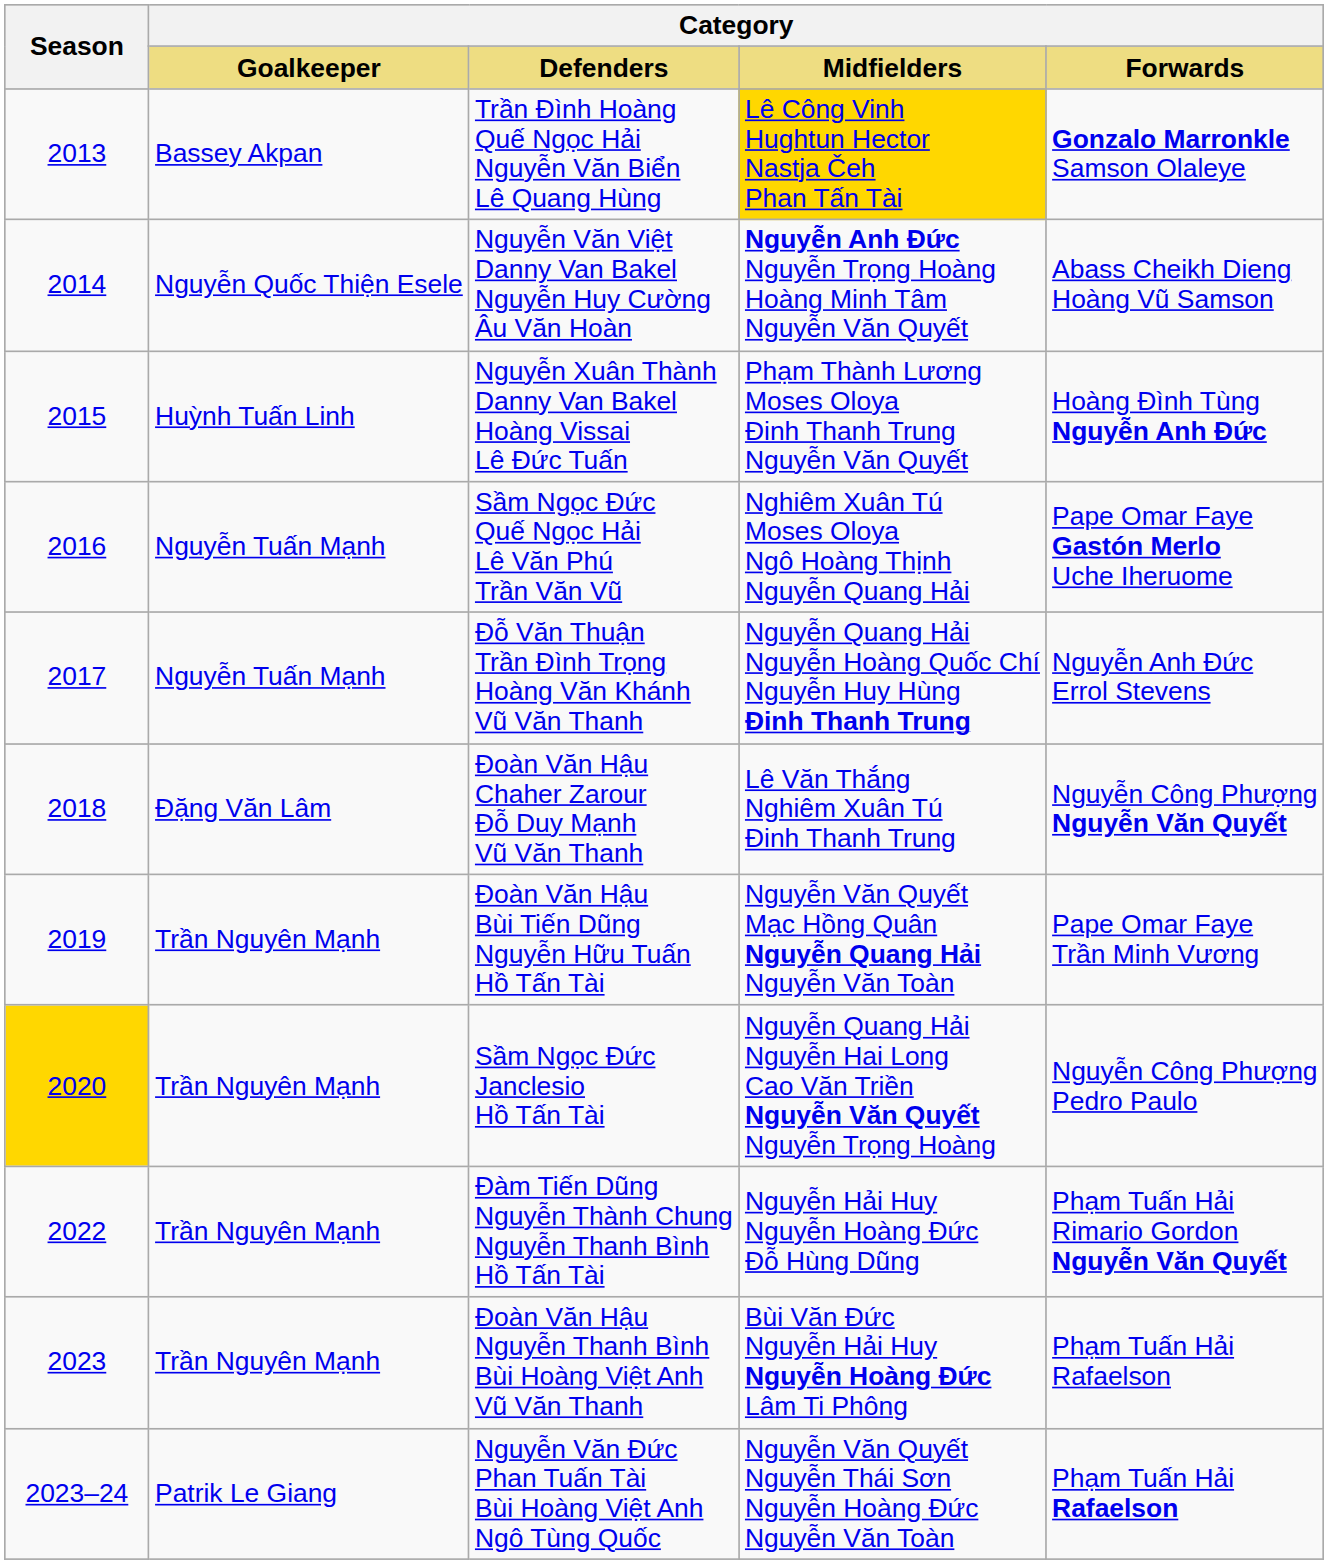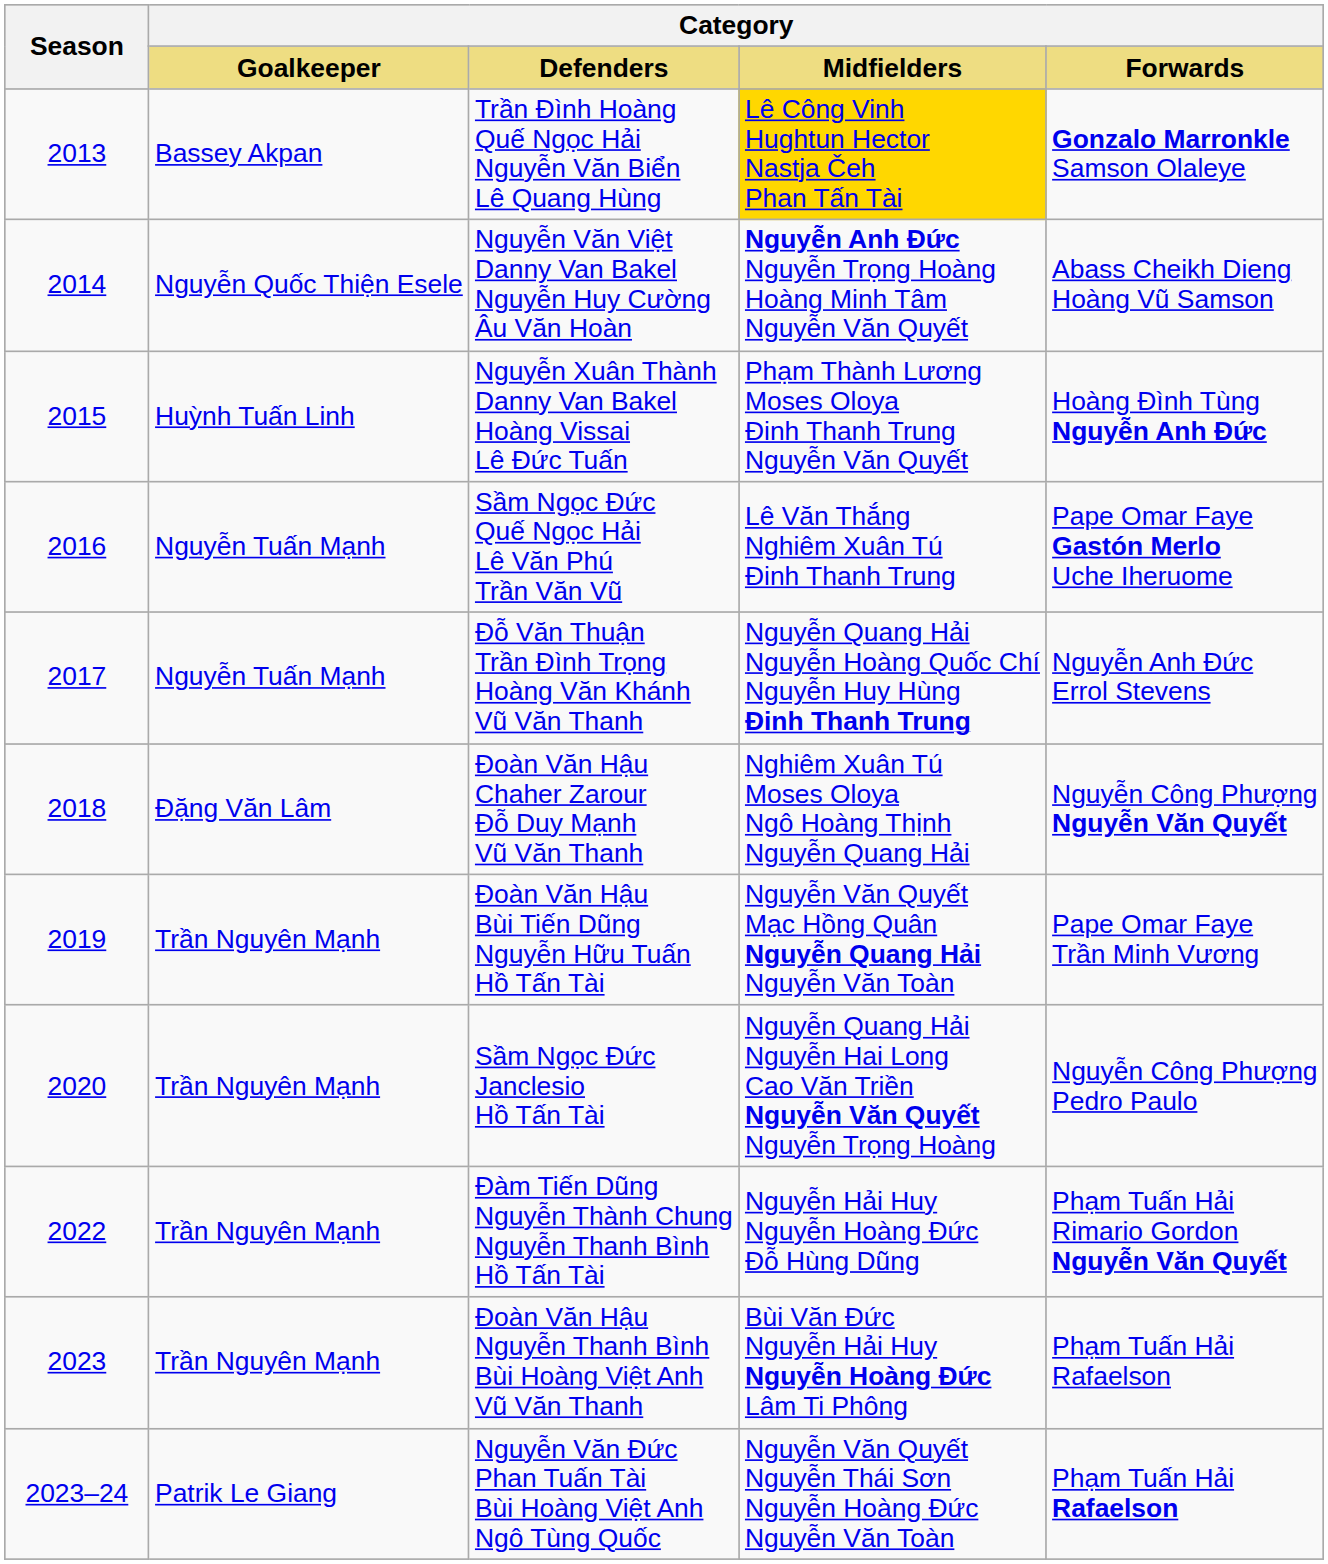(857, 546) Nghiêm Xuân Tú Moses Oloya Ngô Hoàng Thịnh Nguyễn Quang Hải -> (850, 546) Lê Văn Thắng Nghiêm Xuân Tú Đinh Thanh Trung
(850, 808) Lê Văn Thắng Nghiêm Xuân Tú Đinh Thanh Trung -> (857, 808) Nghiêm Xuân Tú Moses Oloya Ngô Hoàng Thịnh Nguyễn Quang Hải
(77, 1085) gold background -> (77, 1085) no background
